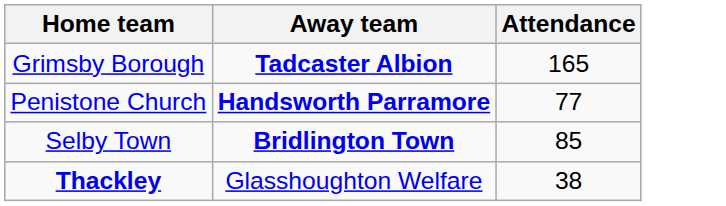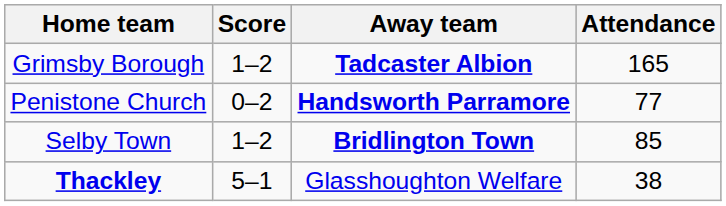+ column: (252, 24)
